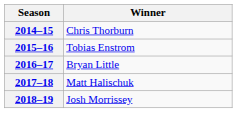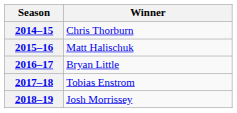(100, 47) Tobias Enstrom -> (100, 47) Matt Halischuk
(100, 82) Matt Halischuk -> (100, 82) Tobias Enstrom
